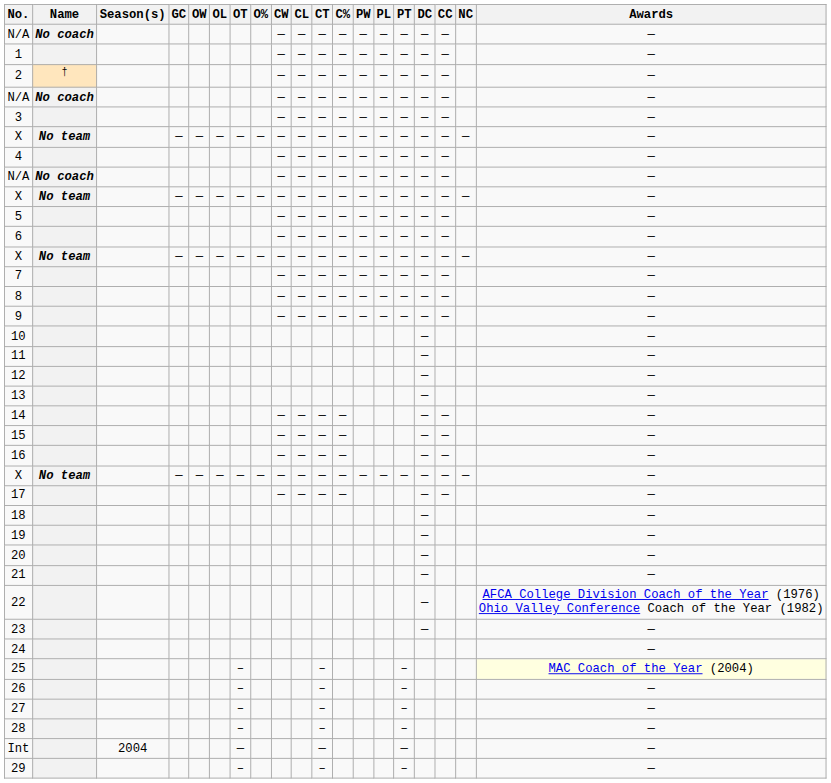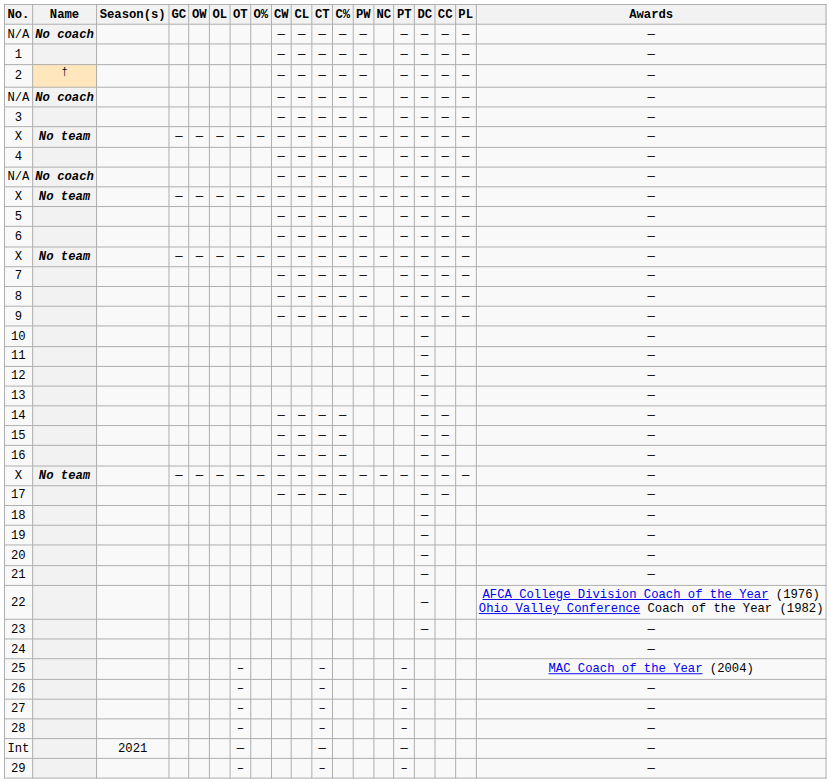columns swapped: (384, 14) <-> (466, 14)
(651, 669) lightyellow background -> (651, 669) no background
(133, 749) 2004 -> (133, 749) 2021
